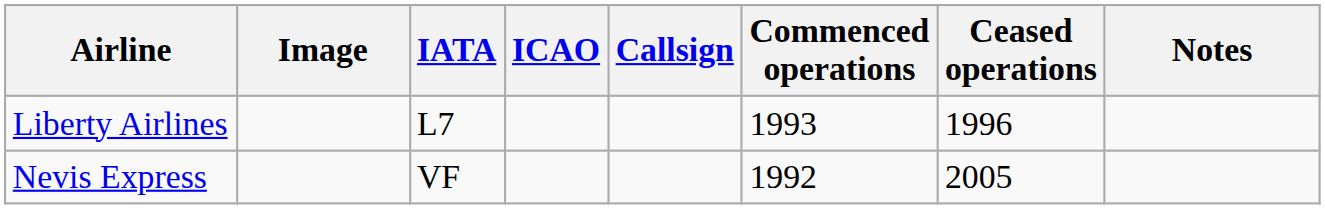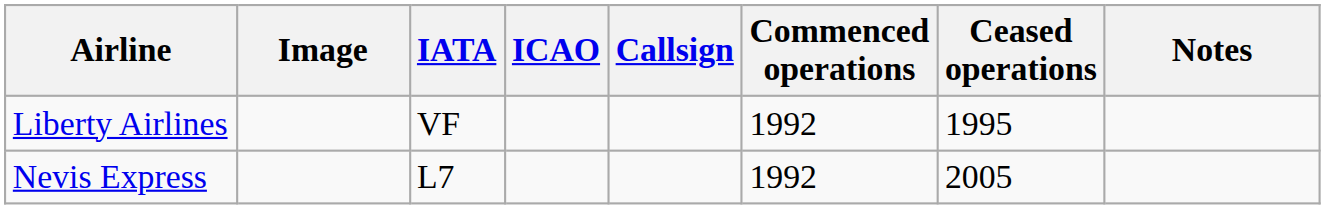(436, 122) L7 -> (439, 122) VF
(783, 122) 1993 -> (783, 122) 1992
(979, 122) 1996 -> (979, 122) 1995
(439, 176) VF -> (436, 176) L7
